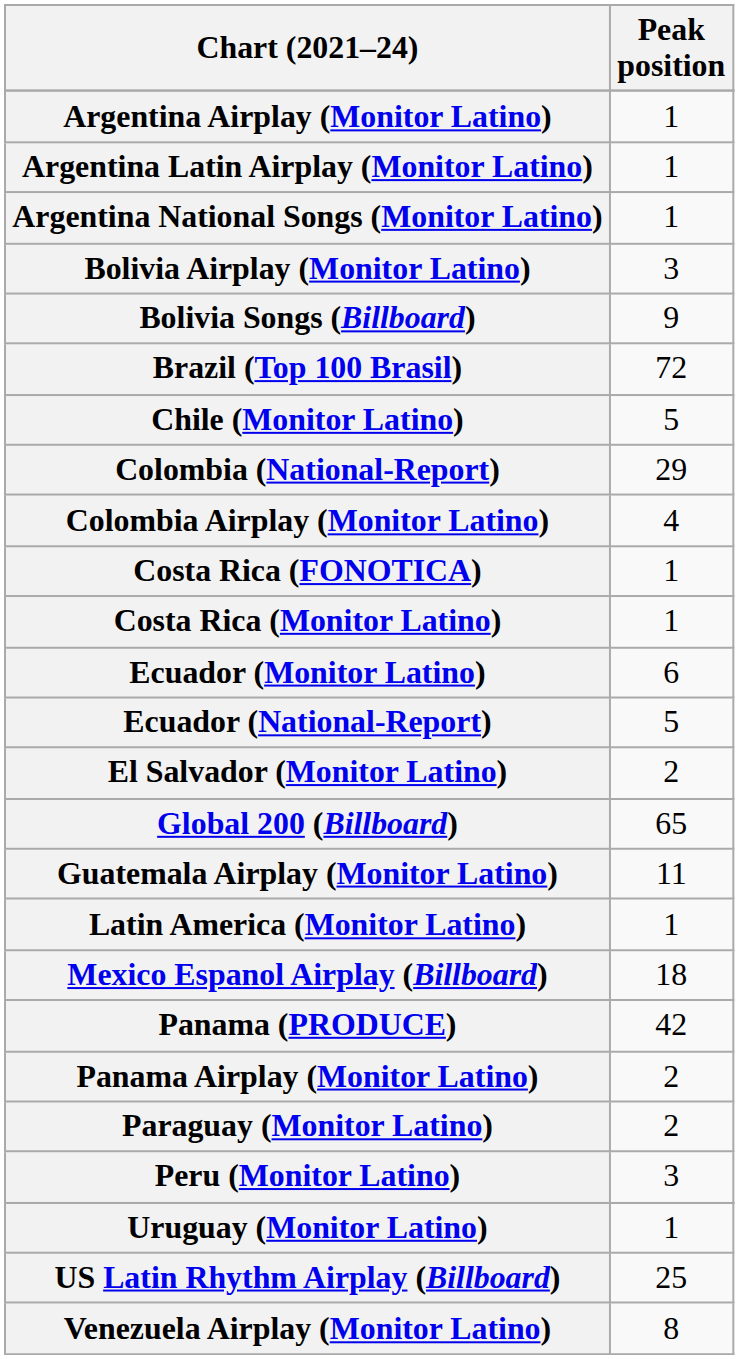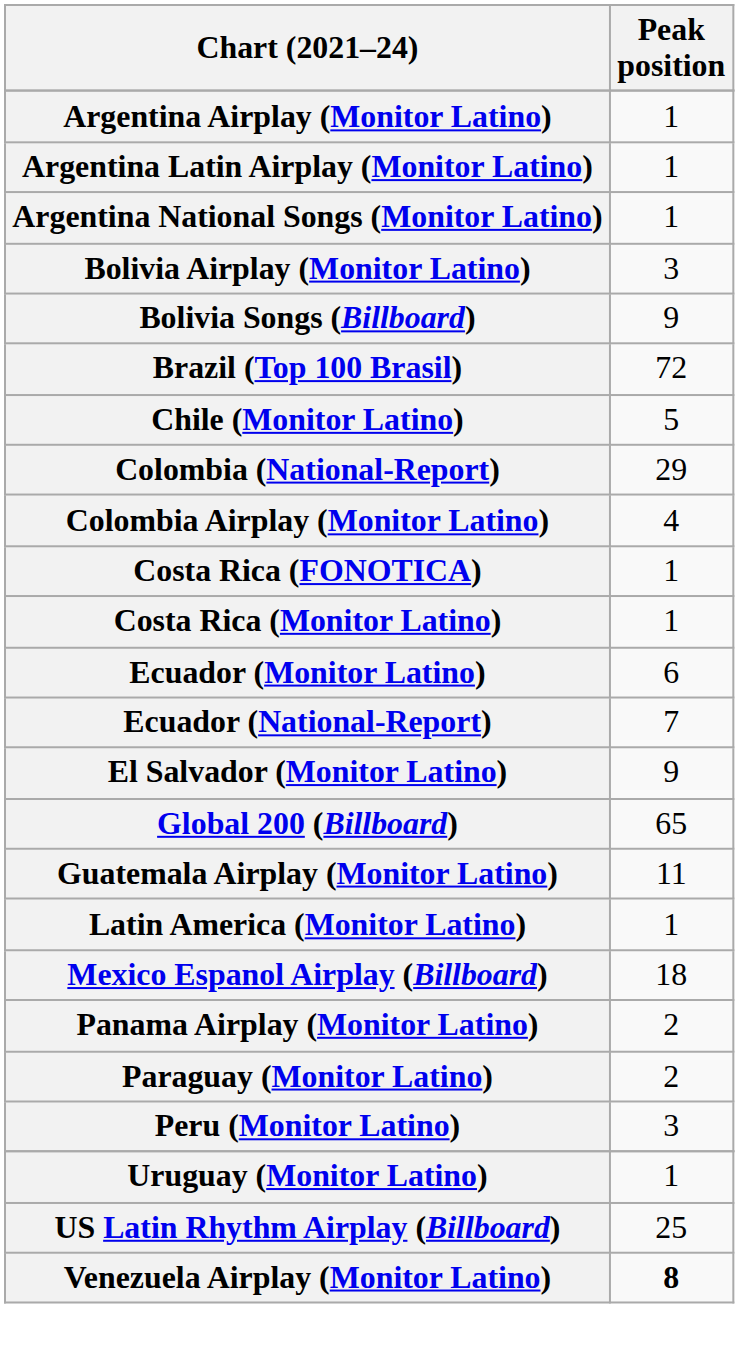(671, 722) 5 -> (671, 722) 7
(671, 772) 2 -> (671, 772) 9
- row: (307, 1024)
(671, 1327) normal -> (671, 1277) bold
